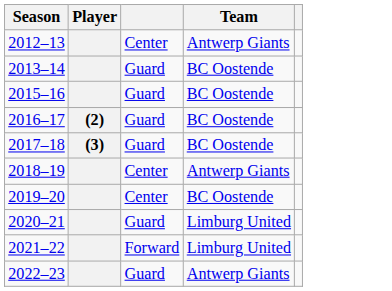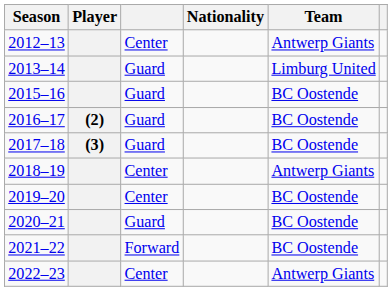+ column: (225, 17)
(230, 68) BC Oostende -> (324, 68) Limburg United
(239, 222) Limburg United -> (315, 222) BC Oostende
(239, 247) Limburg United -> (315, 247) BC Oostende
(145, 273) Guard -> (146, 273) Center
